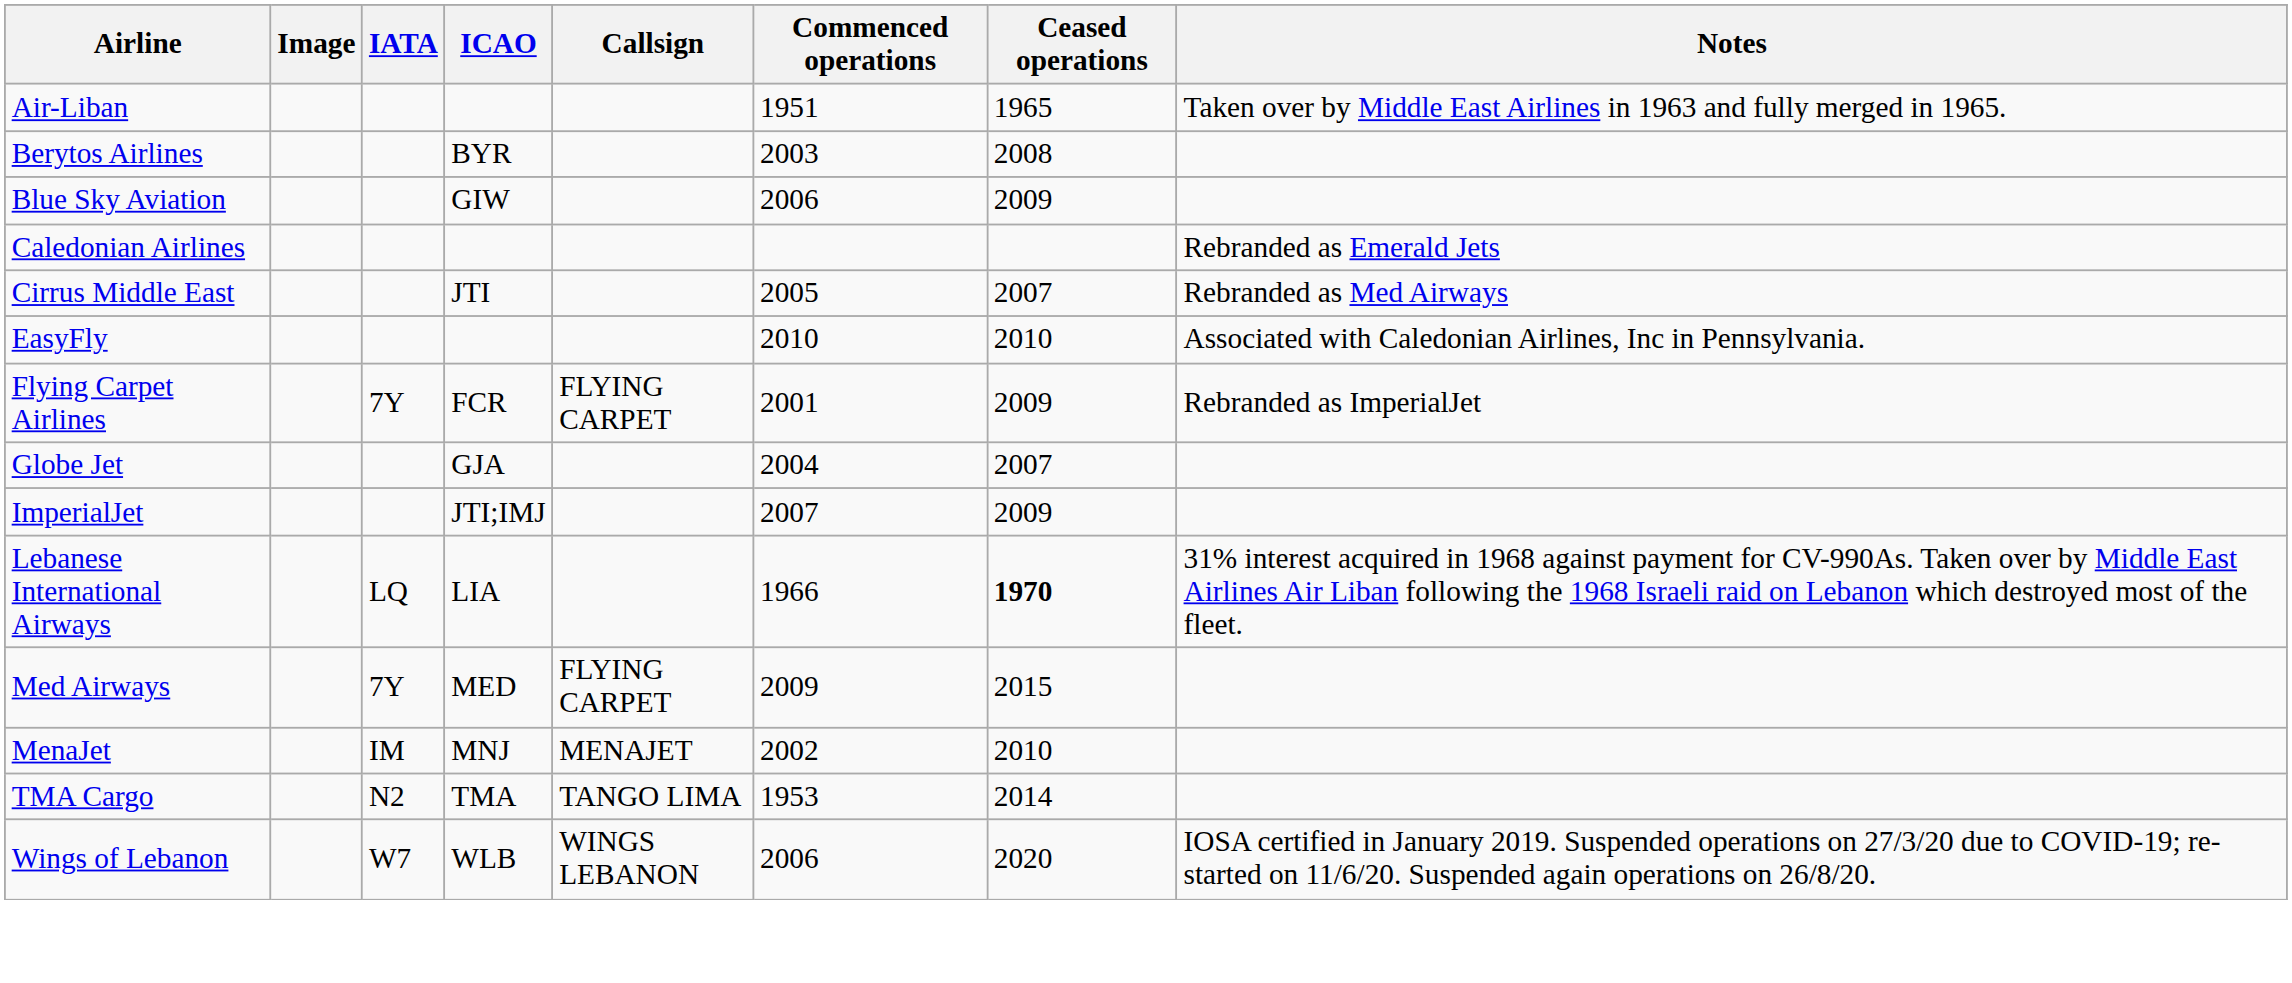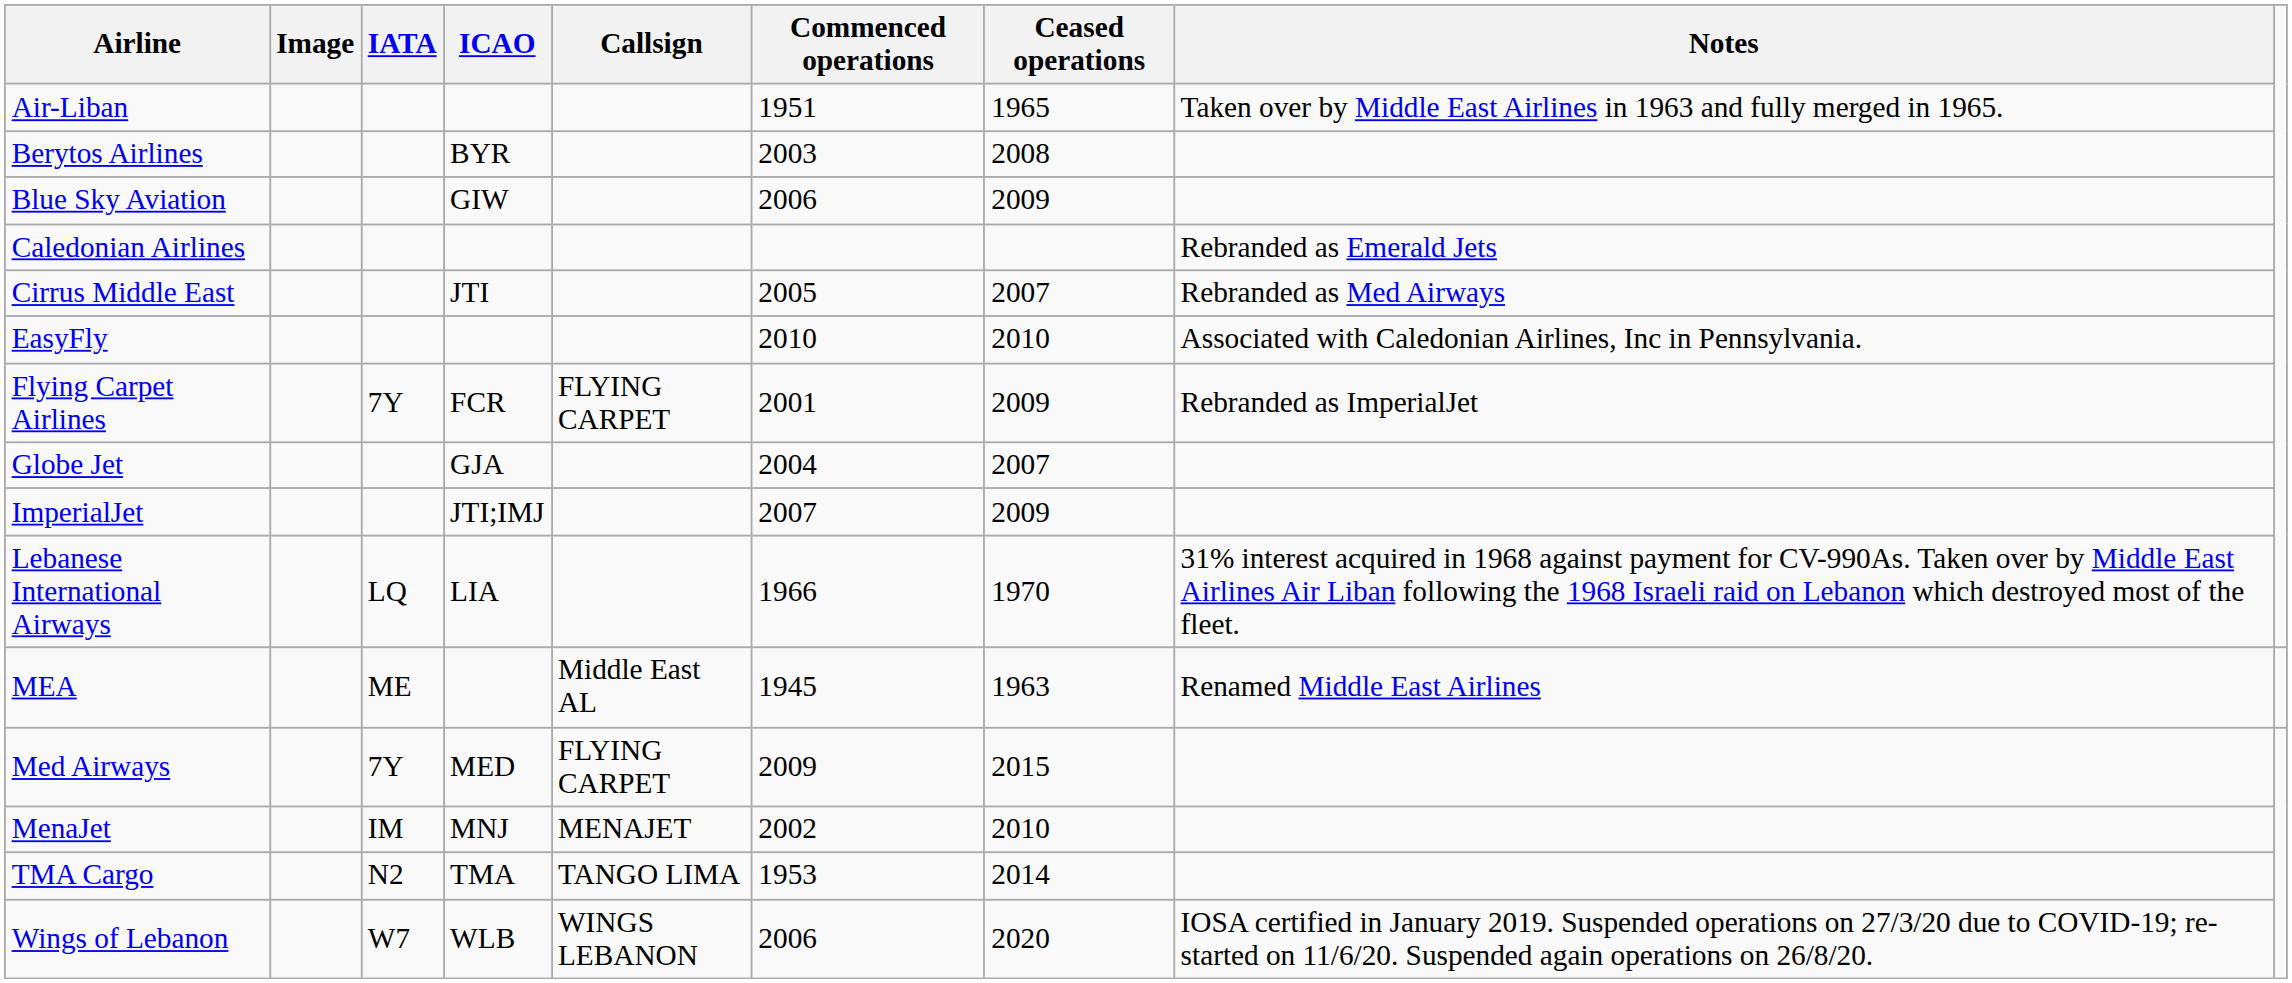(1023, 590) bold -> (1021, 590) normal
+ row: (44, 686)
